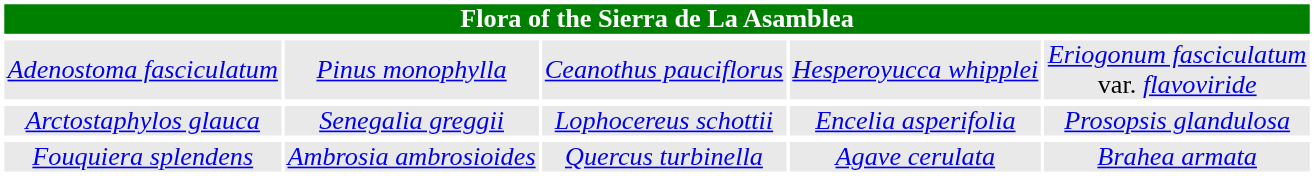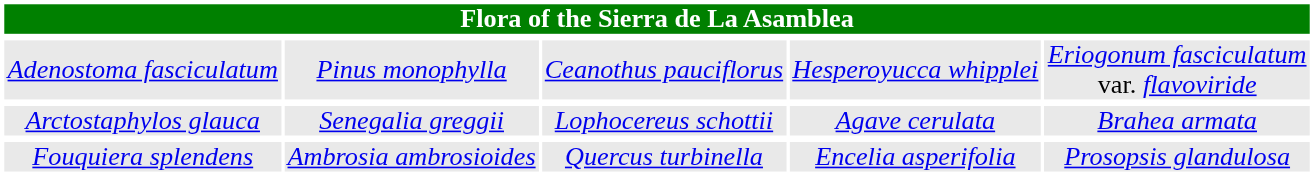(915, 120) Encelia asperifolia -> (915, 120) Agave cerulata
(1177, 120) Prosopsis glandulosa -> (1177, 120) Brahea armata
(915, 156) Agave cerulata -> (915, 156) Encelia asperifolia
(1177, 156) Brahea armata -> (1177, 156) Prosopsis glandulosa
